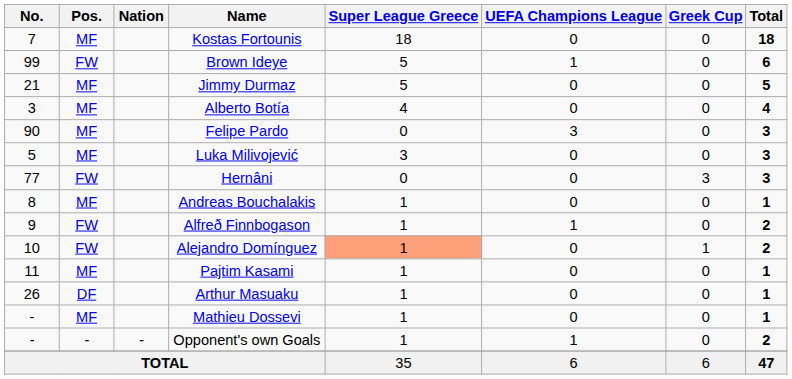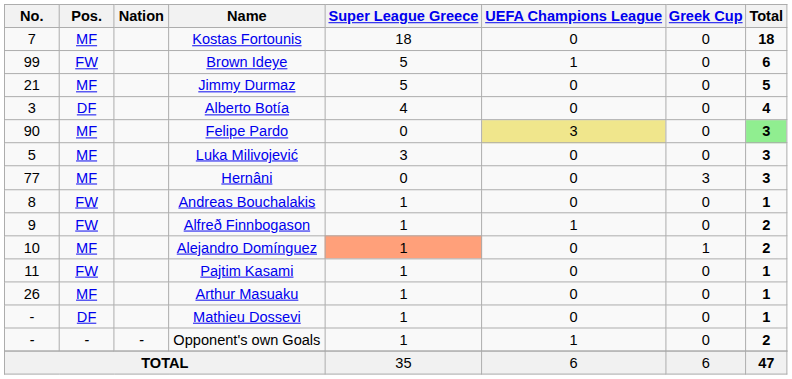(87, 109) MF -> (87, 109) DF
(574, 132) no background -> (574, 132) khaki background
(766, 132) no background -> (766, 132) lightgreen background
(87, 178) FW -> (87, 178) MF
(87, 201) MF -> (87, 201) FW
(87, 247) FW -> (87, 247) MF
(87, 270) MF -> (87, 270) FW
(87, 293) DF -> (87, 293) MF
(87, 317) MF -> (87, 317) DF
